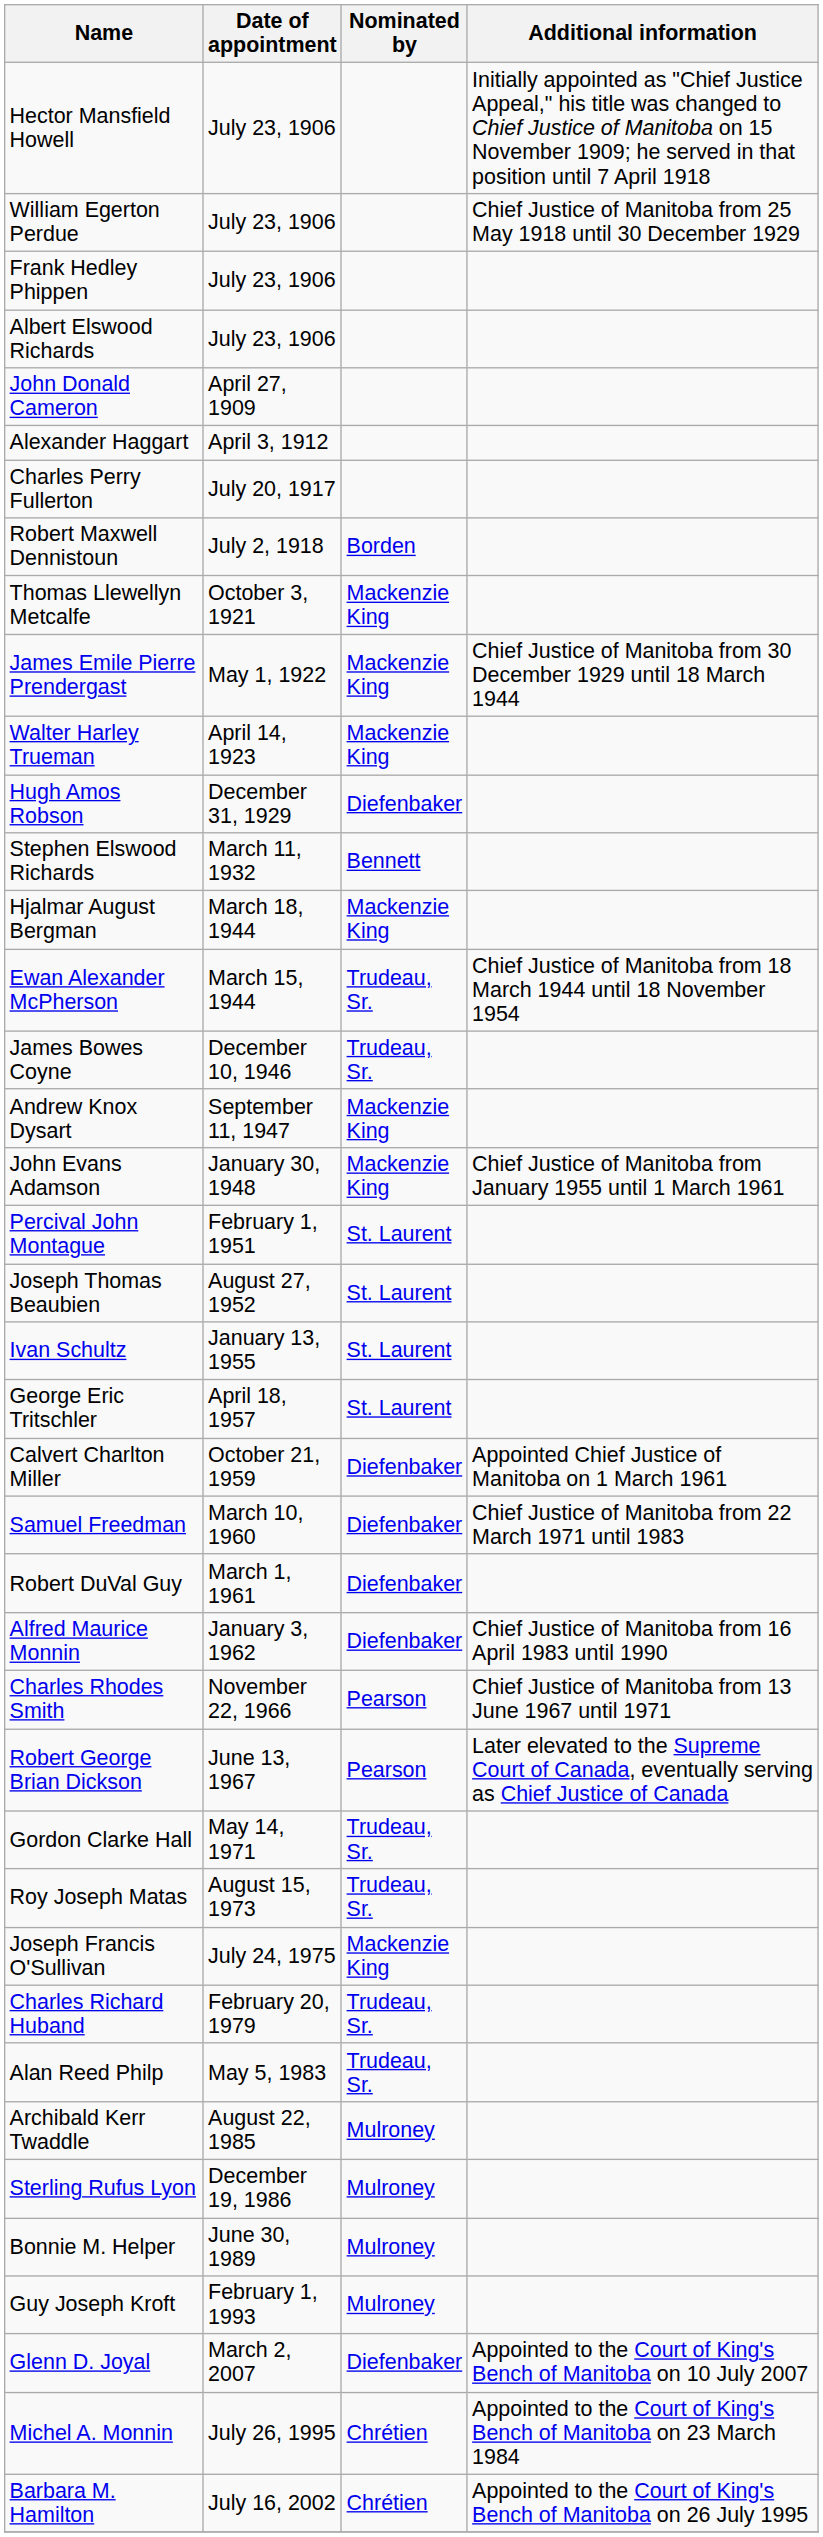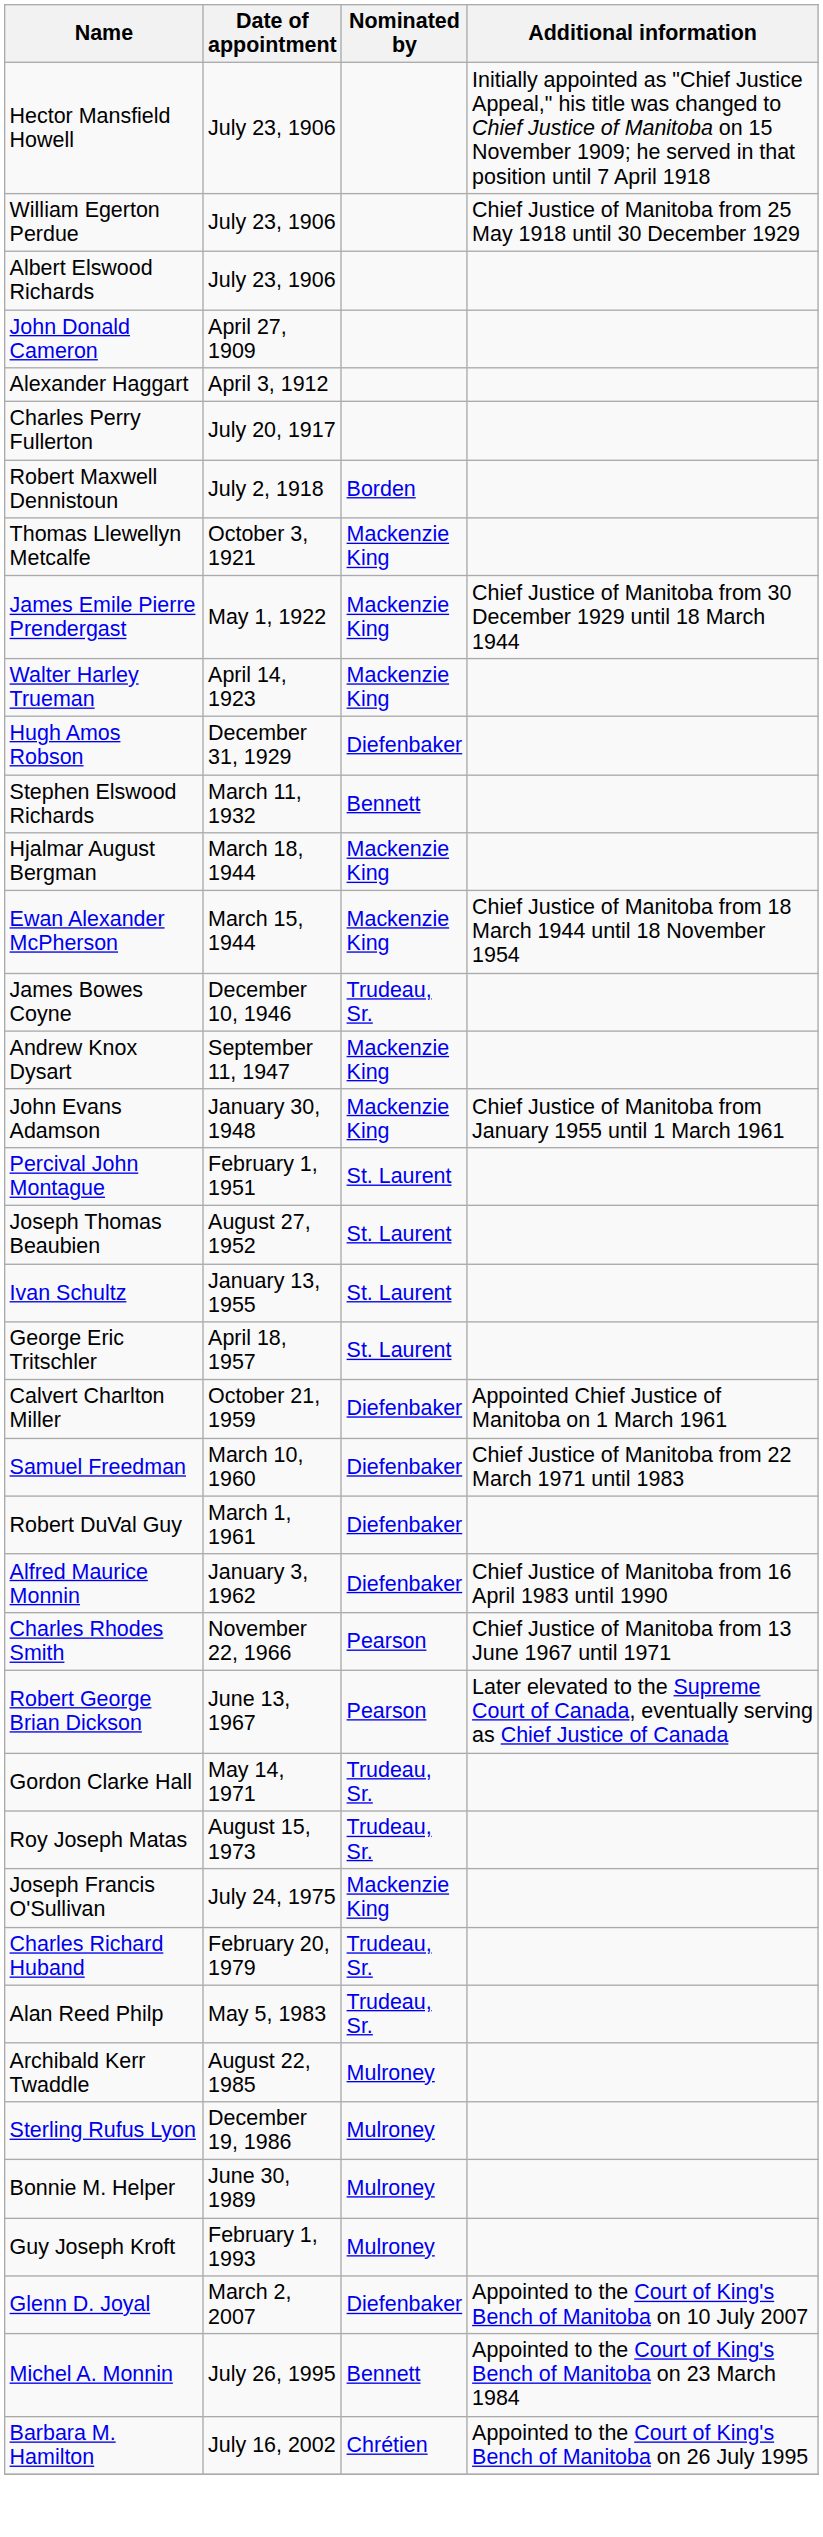- row: (73, 280)
(389, 989) Trudeau, Sr. -> (398, 931) Mackenzie King
(387, 2432) Chrétien -> (384, 2374) Bennett
